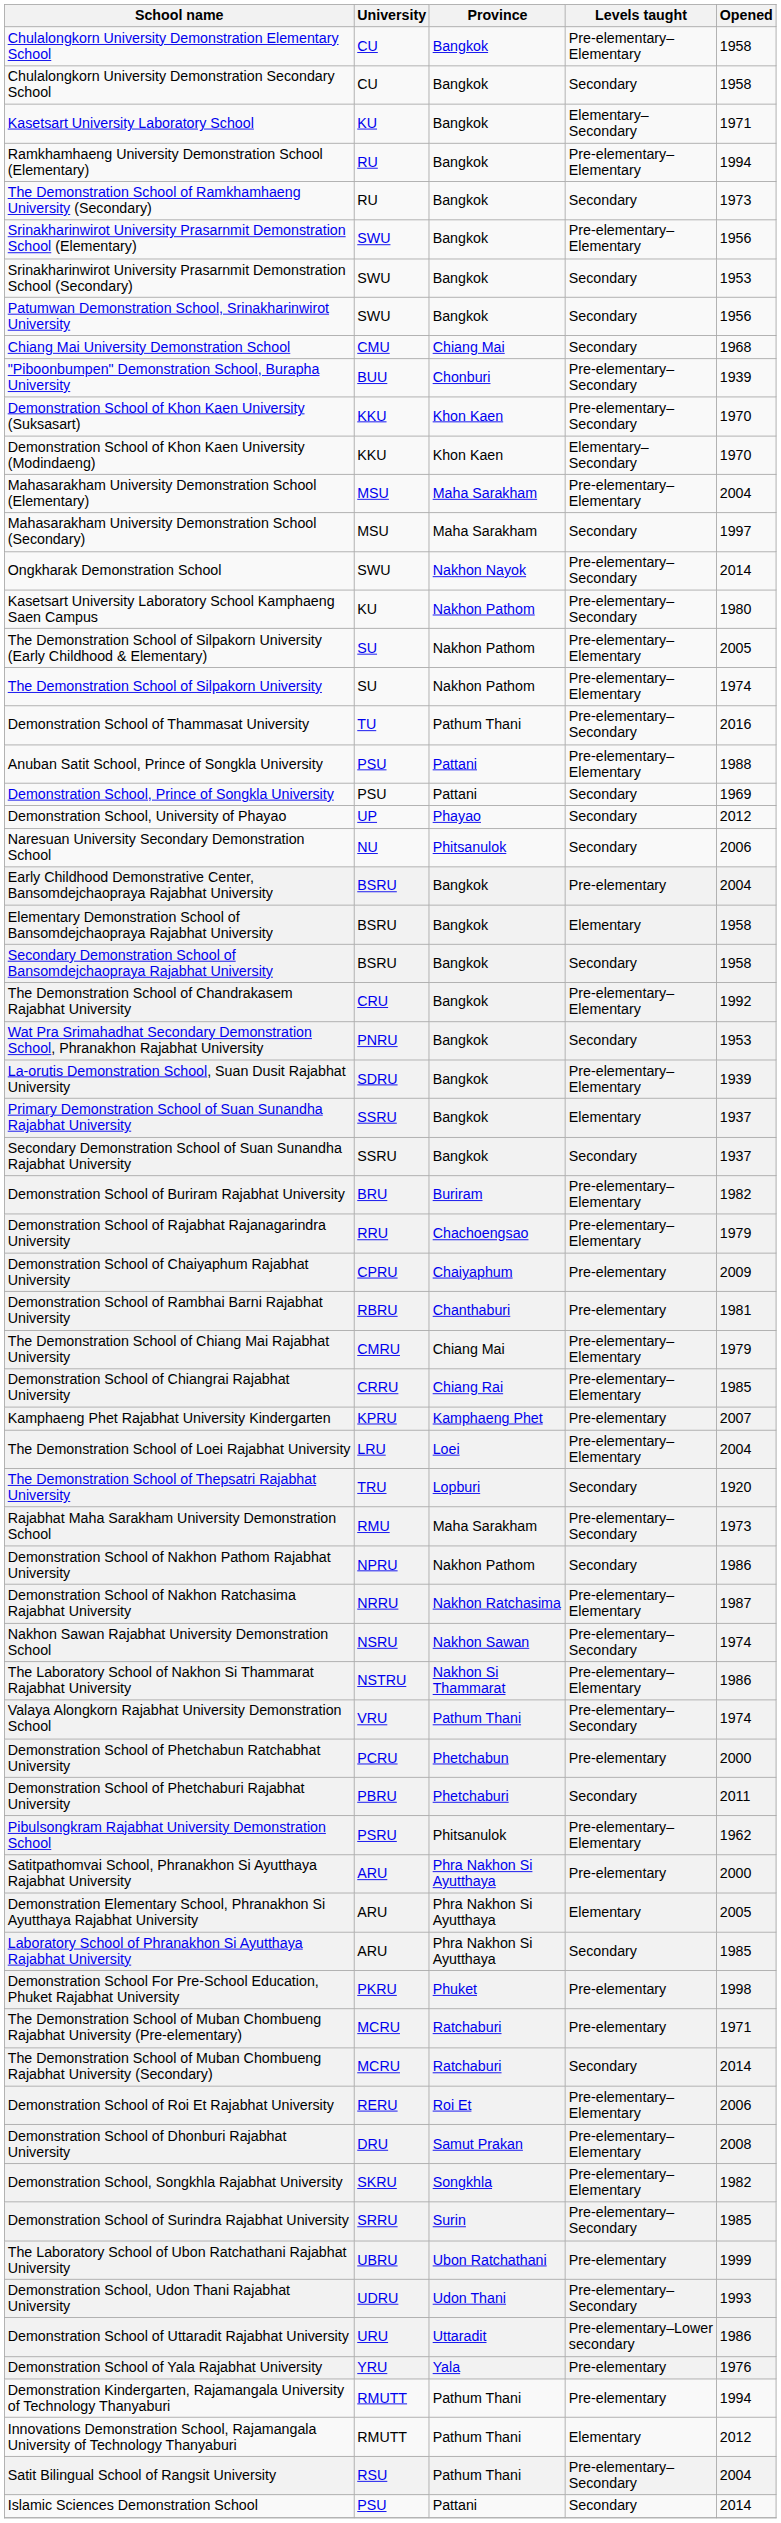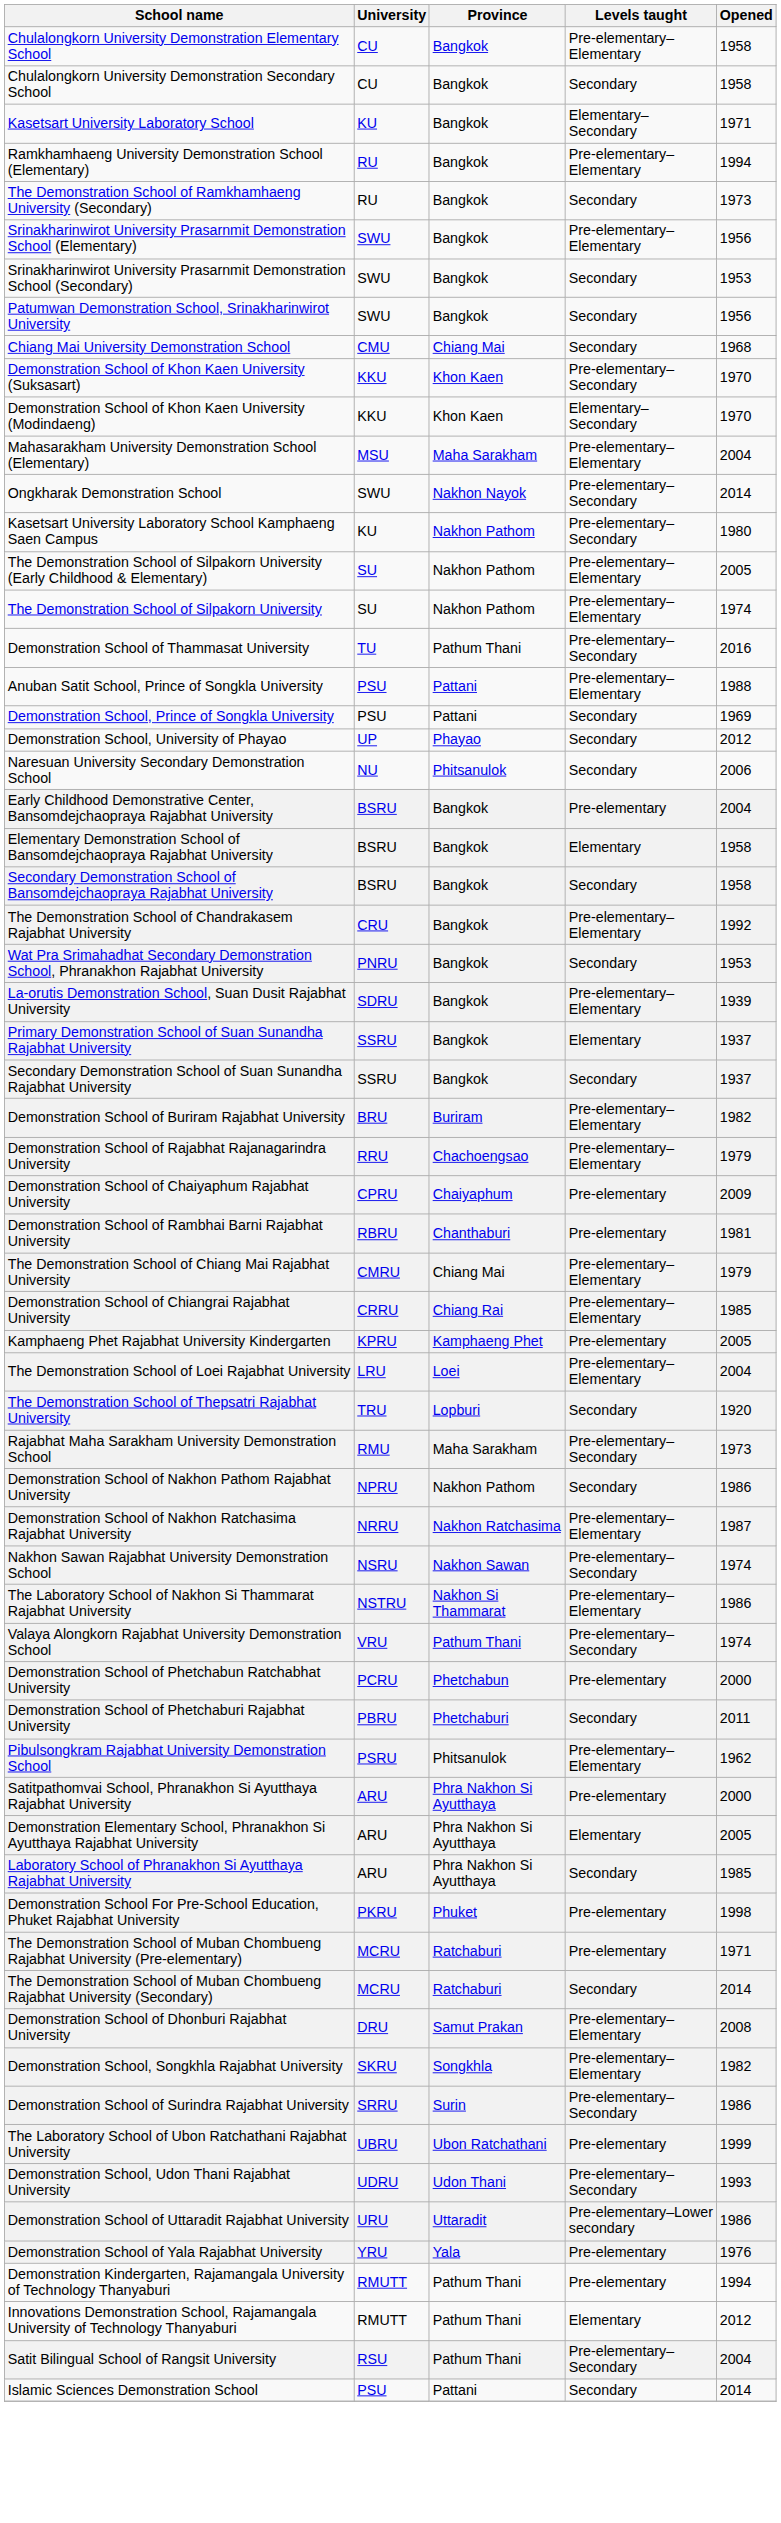- row: (164, 377)
- row: (162, 532)
(736, 1418) 2007 -> (736, 1341) 2005
- row: (171, 2105)
(736, 2221) 1985 -> (736, 2105) 1986
